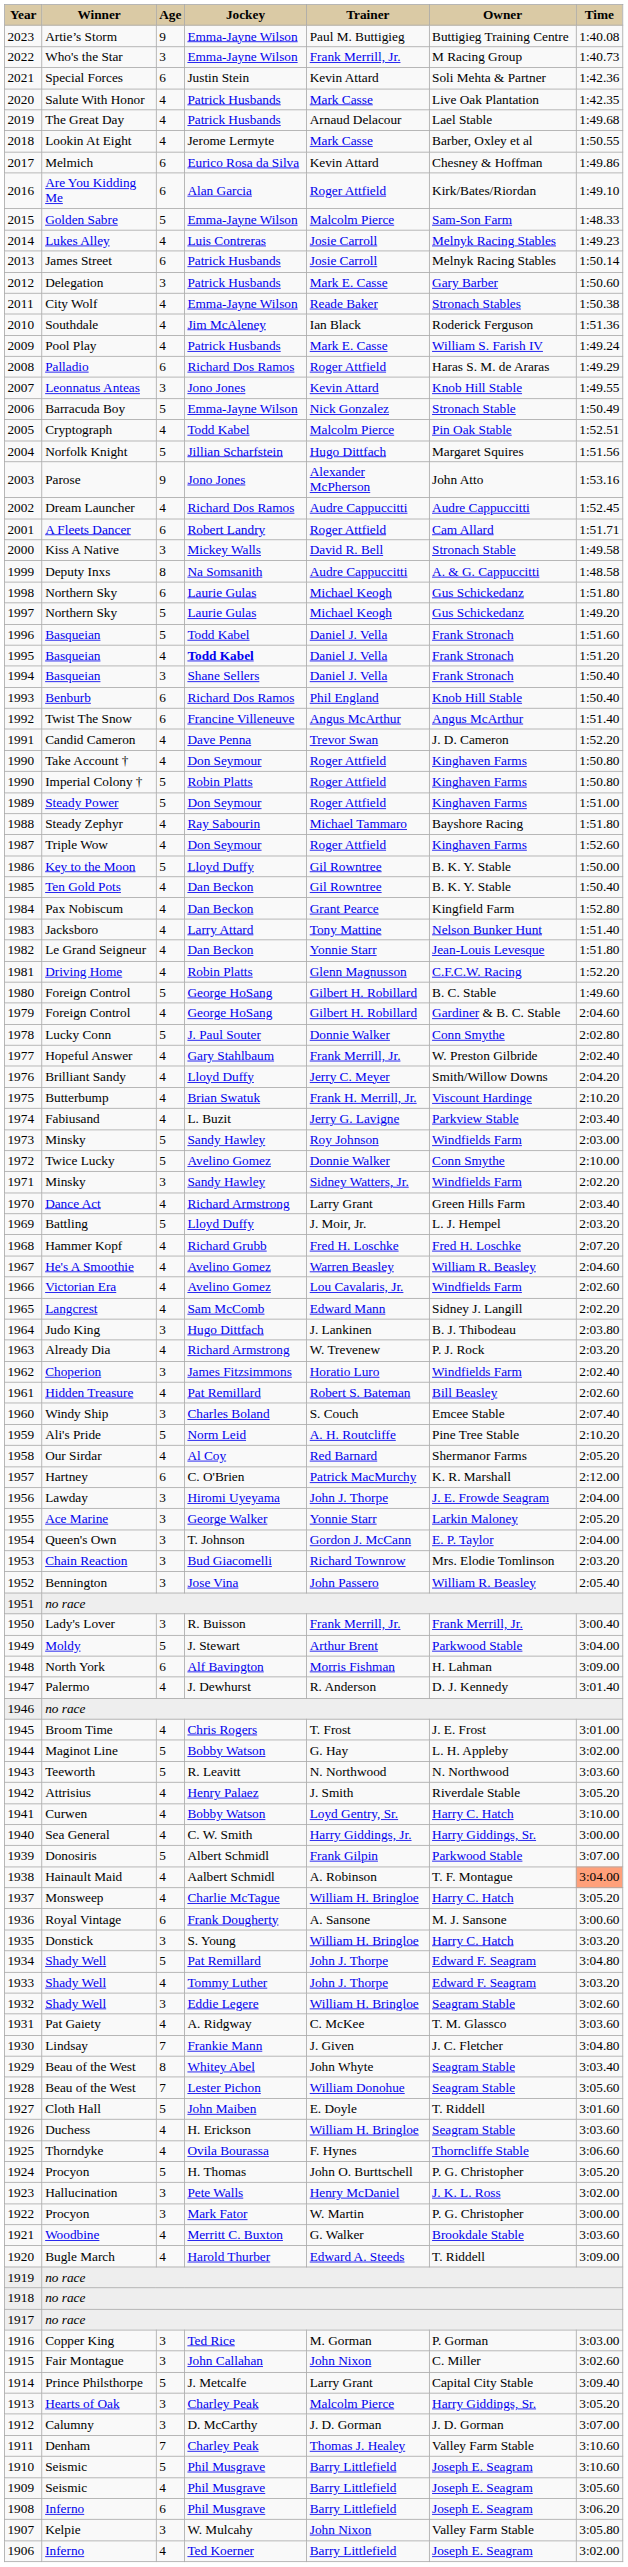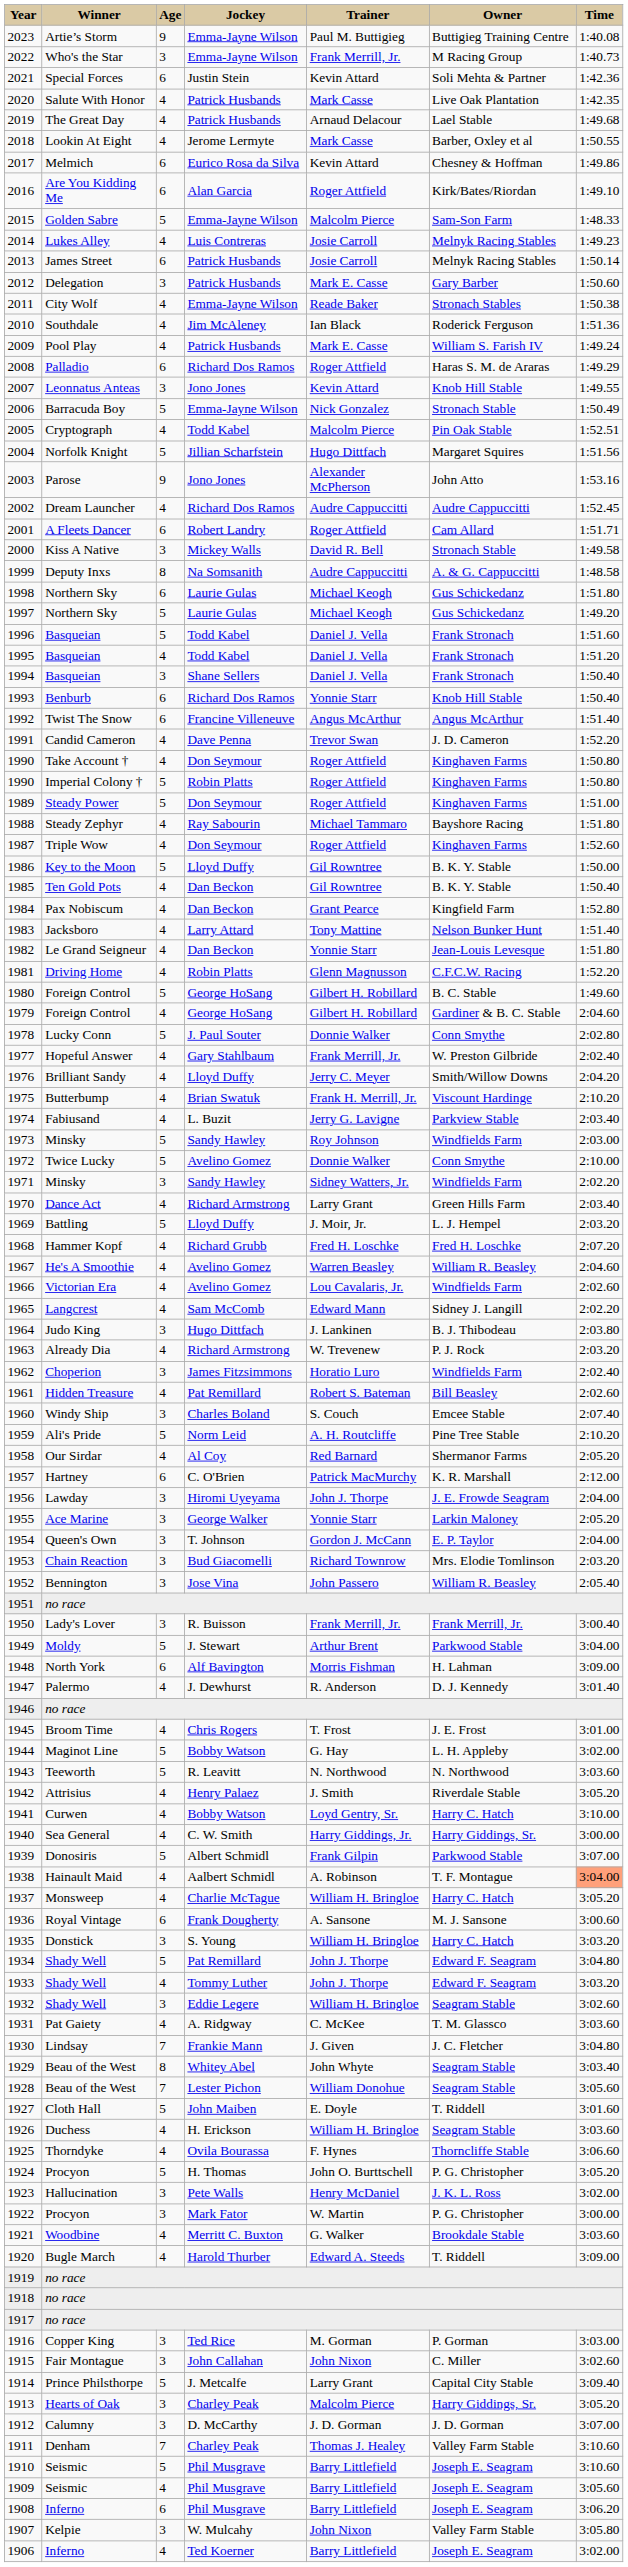(221, 655) bold -> (218, 655) normal
(344, 697) Phil England -> (343, 697) Yonnie Starr
